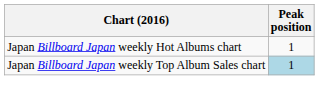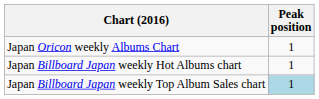+ row: (93, 46)
